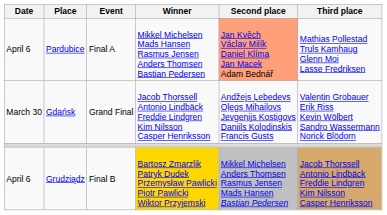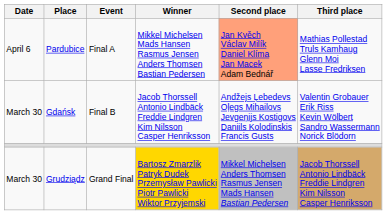(111, 112) Grand Final -> (102, 112) Final B
(18, 179) April 6 -> (24, 179) March 30
(102, 179) Final B -> (111, 179) Grand Final
